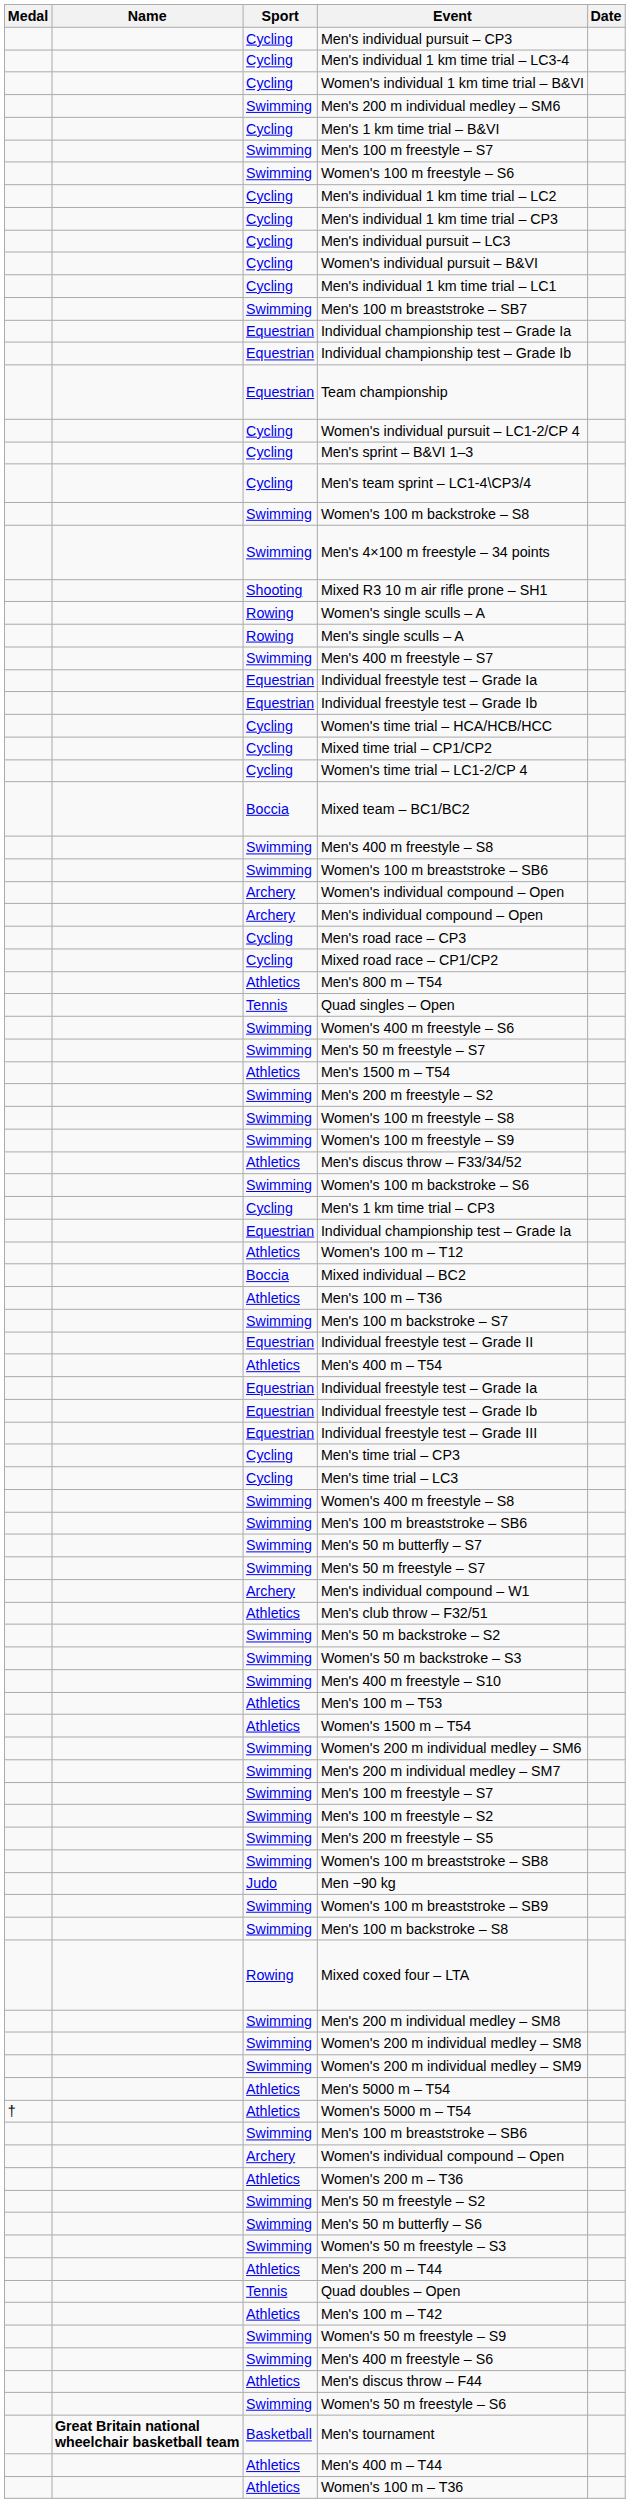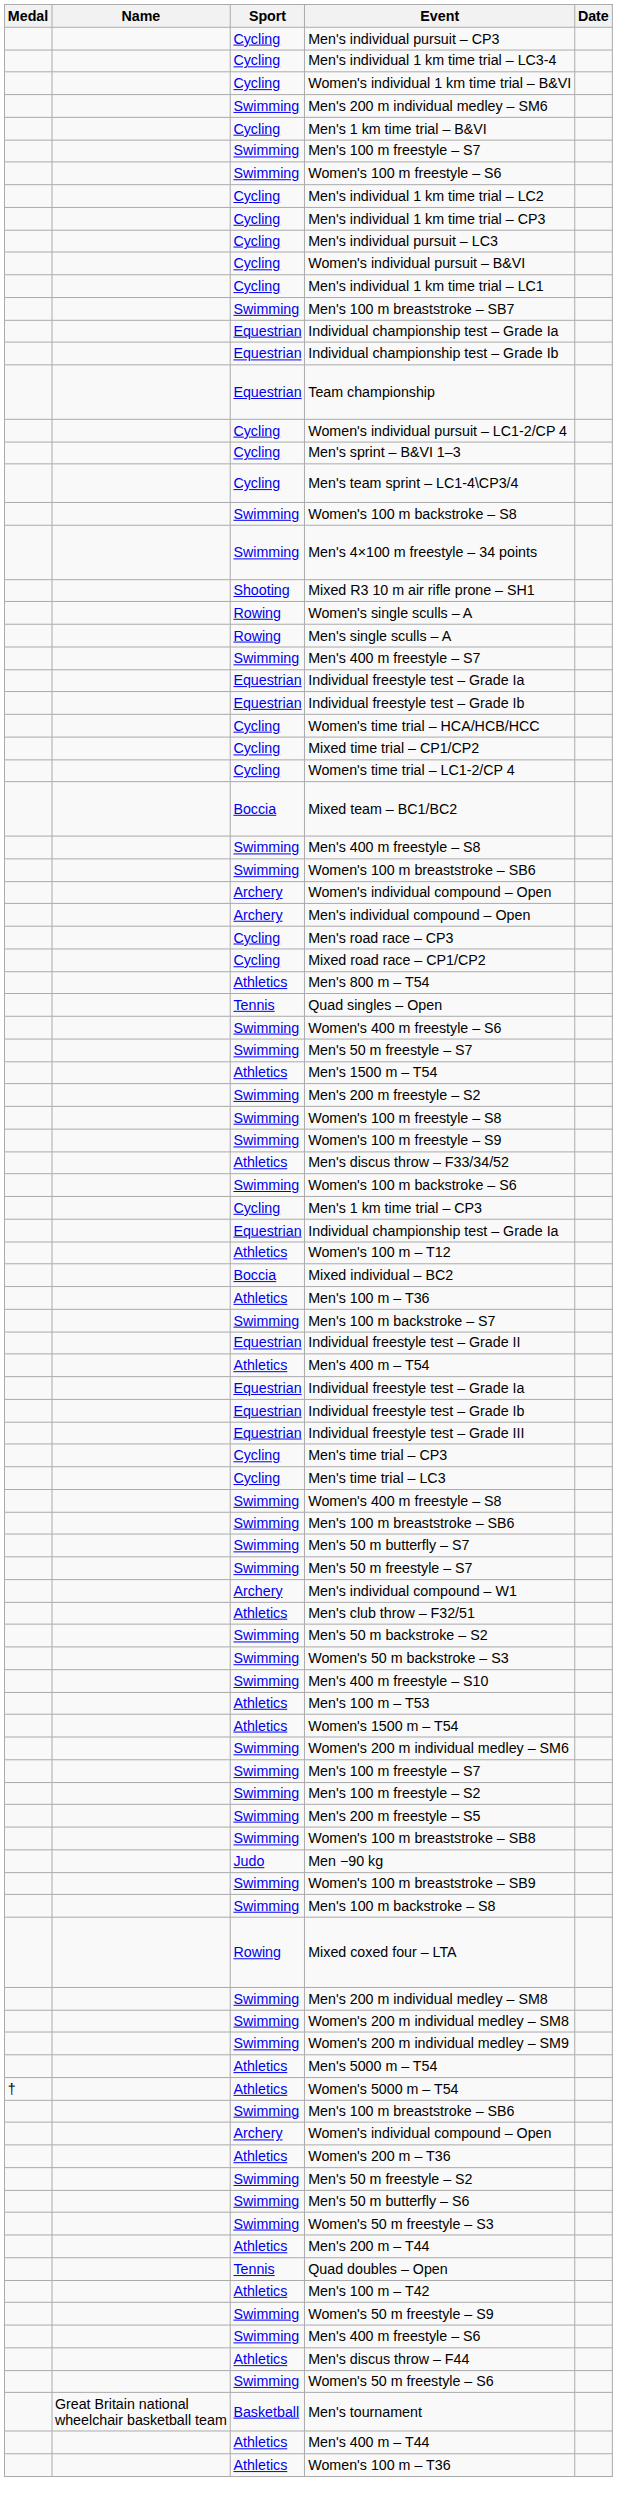- row: (279, 1771)
(147, 2435) bold -> (141, 2412) normal
